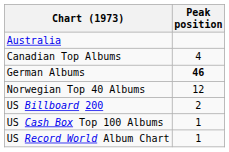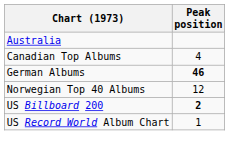(198, 106) normal -> (198, 106) bold
- row: (85, 122)
